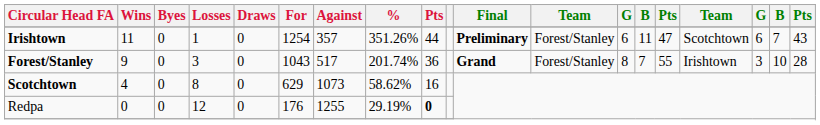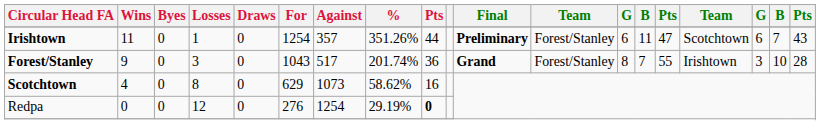(293, 107) 176 -> (293, 107) 276
(330, 107) 1255 -> (330, 107) 1254
